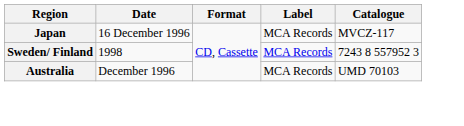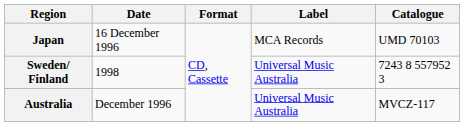(366, 33) MVCZ-117 -> (409, 39) UMD 70103
(298, 52) MCA Records -> (294, 72) Universal Music Australia
(298, 71) MCA Records -> (294, 104) Universal Music Australia
(368, 71) UMD 70103 -> (407, 104) MVCZ-117
